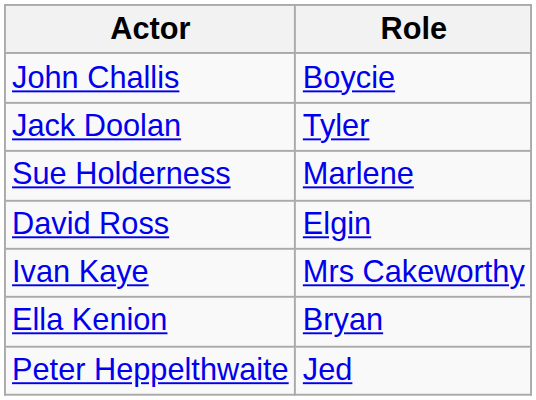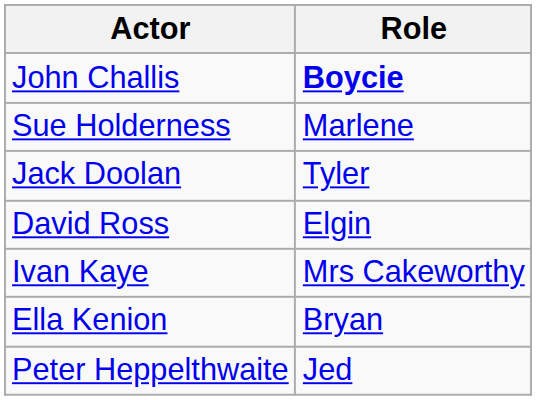(349, 77) normal -> (353, 77) bold
rows swapped: (121, 175) <-> (97, 126)
